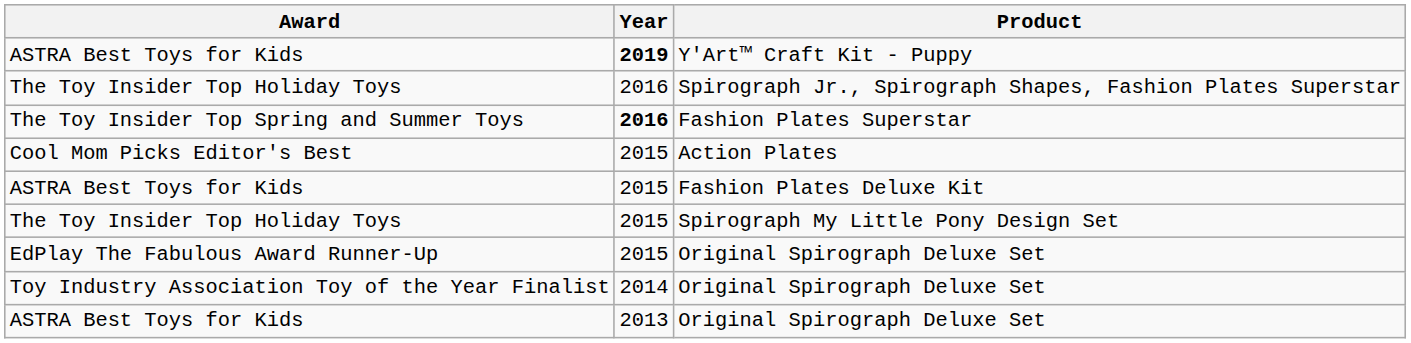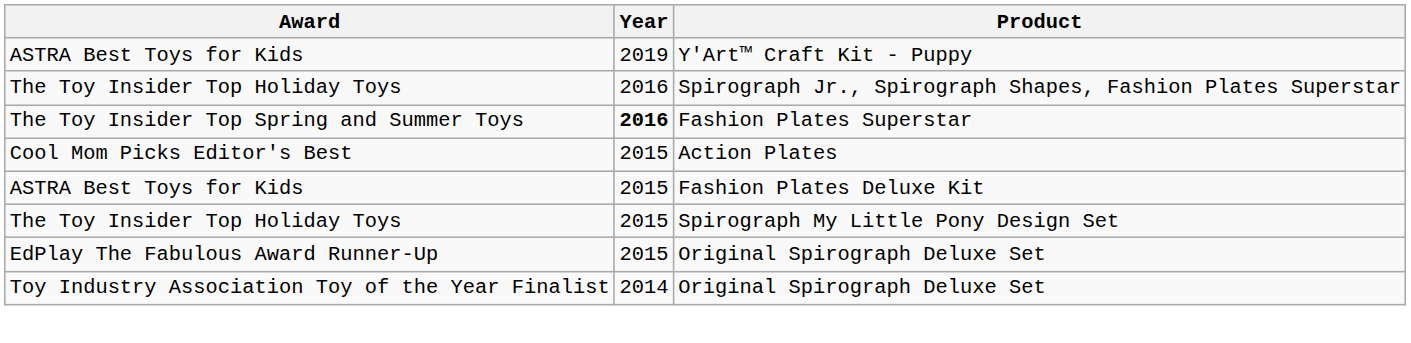(644, 55) bold -> (644, 55) normal
- row: (157, 321)
